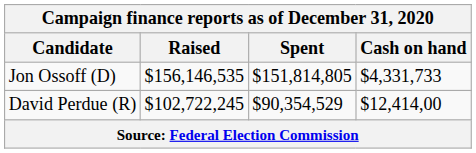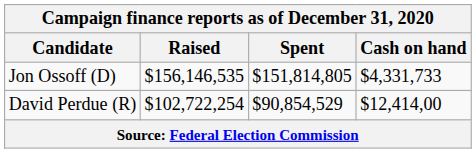(194, 104) $102,722,245 -> (194, 104) $102,722,254
(298, 104) $90,354,529 -> (298, 104) $90,854,529
